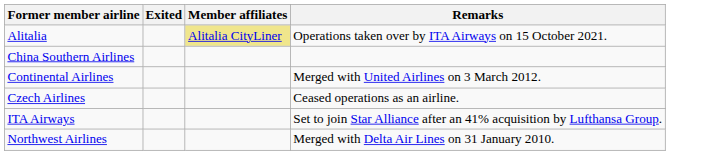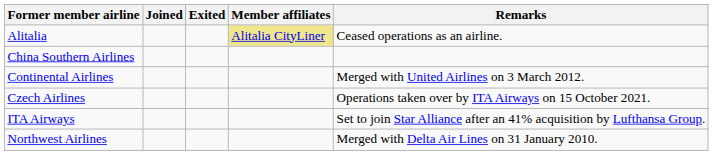+ column: (164, 14)
(450, 35) Operations taken over by ITA Airways on 15 October 2021. -> (419, 35) Ceased operations as an airline.
(376, 98) Ceased operations as an airline. -> (493, 98) Operations taken over by ITA Airways on 15 October 2021.
